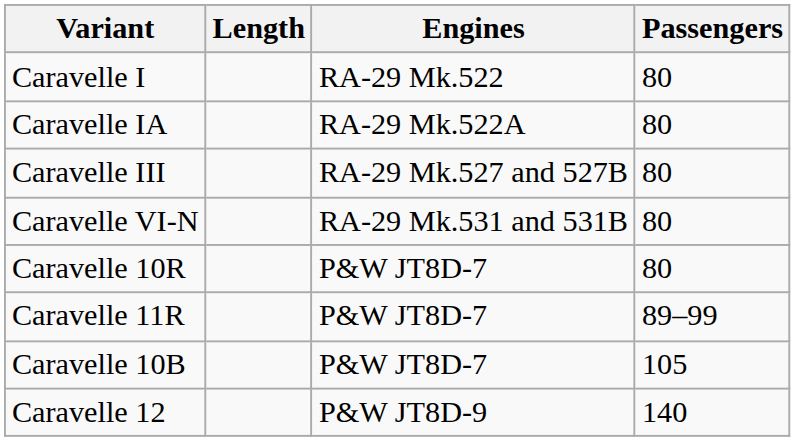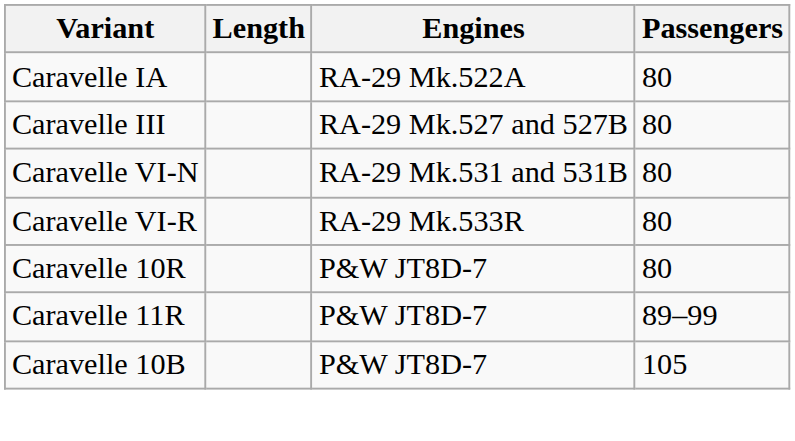- row: (79, 76)
+ row: (104, 220)
- row: (89, 412)
